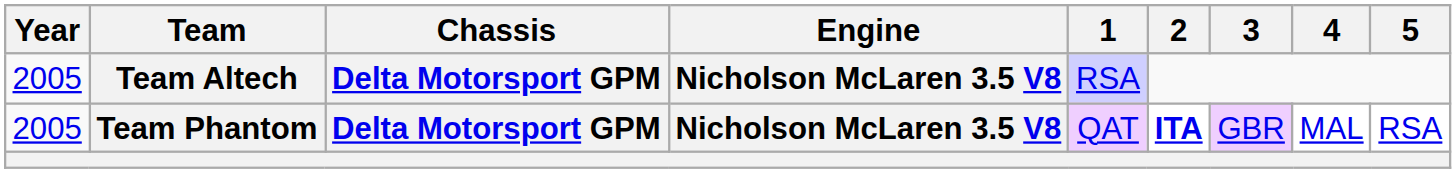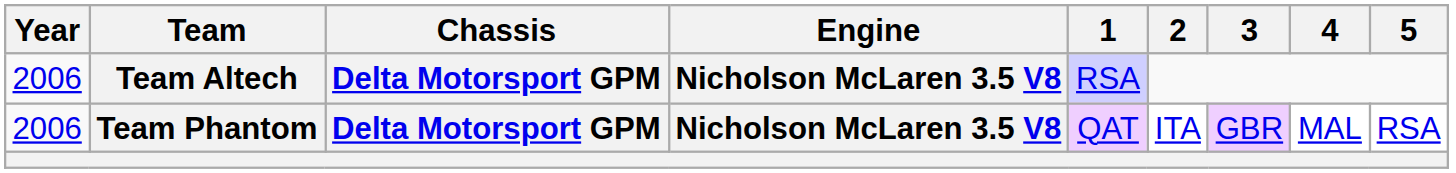(47, 78) 2005 -> (47, 78) 2006
(47, 127) 2005 -> (47, 127) 2006
(1179, 127) bold -> (1178, 127) normal
